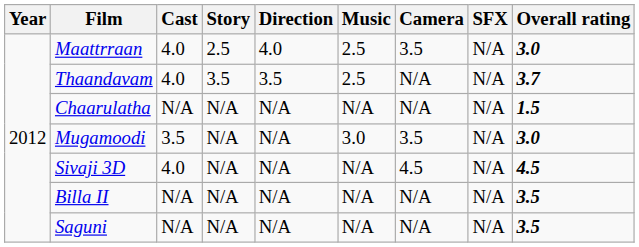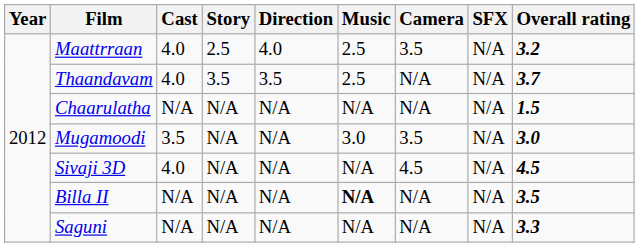(528, 49) 3.0 -> (528, 49) 3.2
(358, 197) normal -> (358, 197) bold
(528, 227) 3.5 -> (528, 227) 3.3
